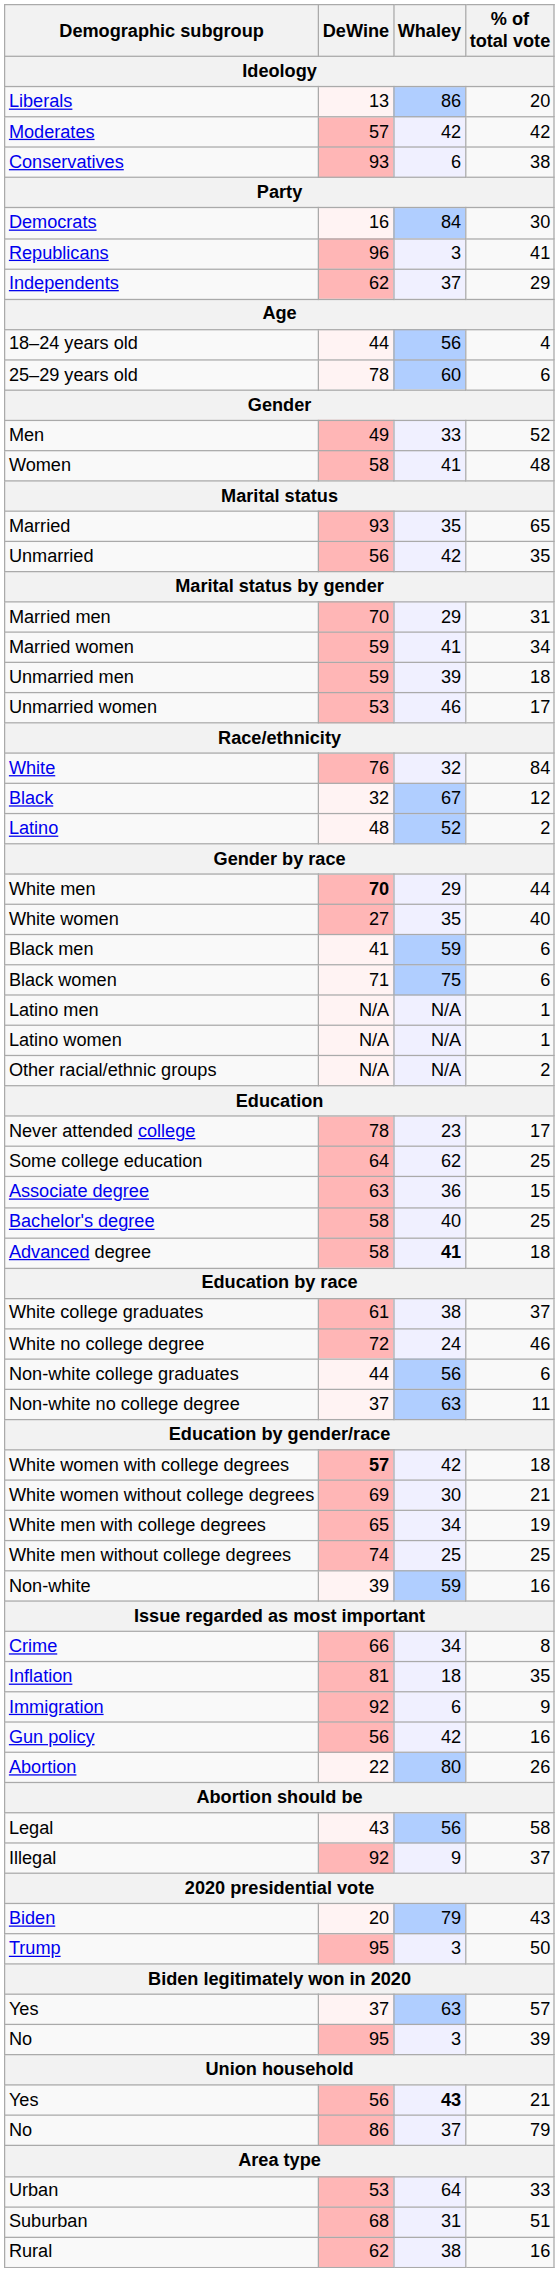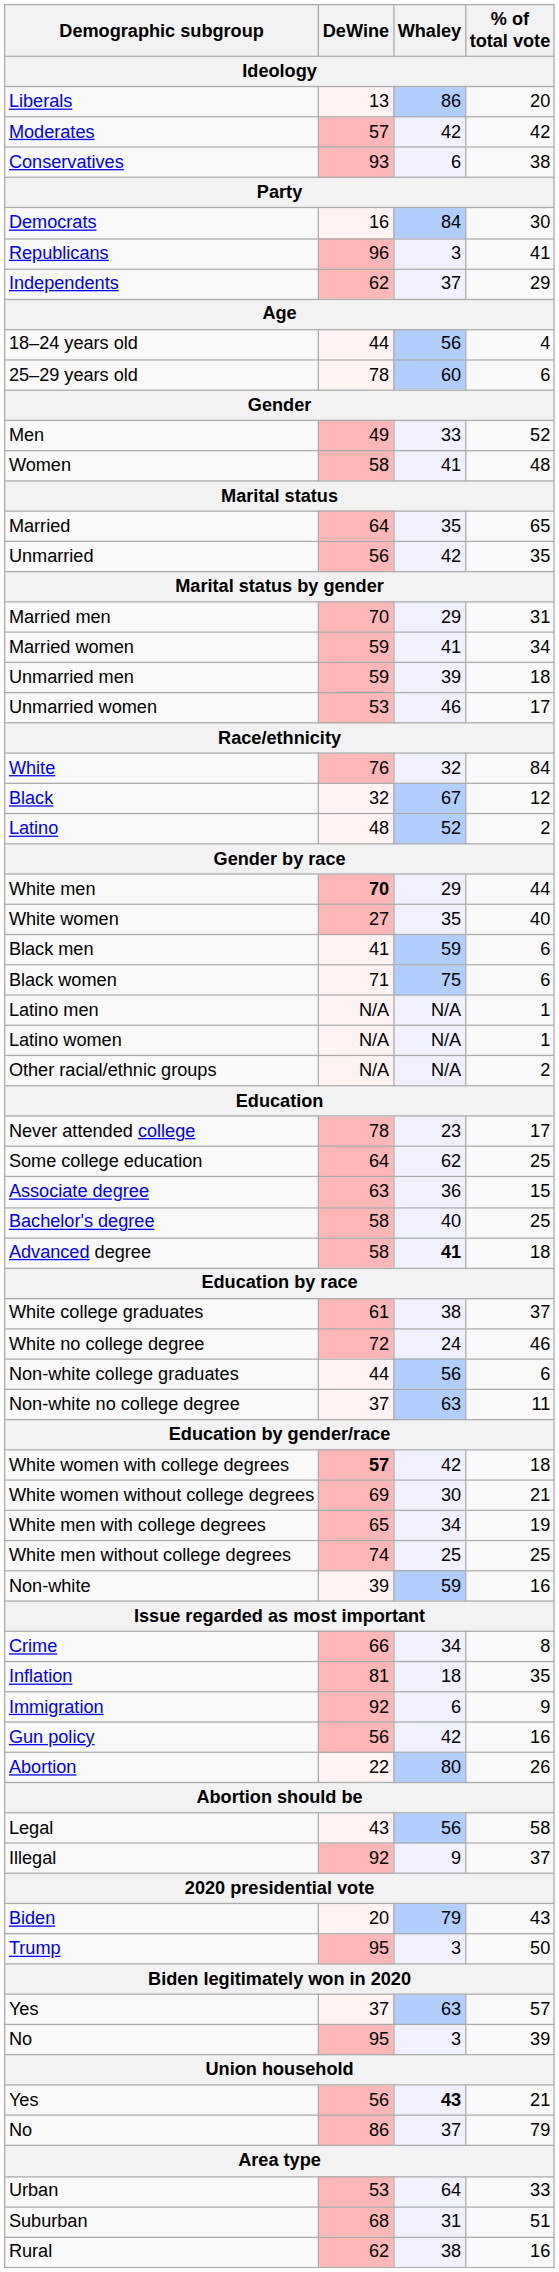(379, 526) 93 -> (379, 526) 64
